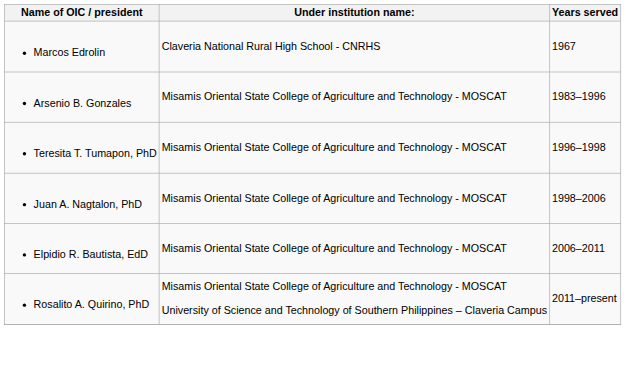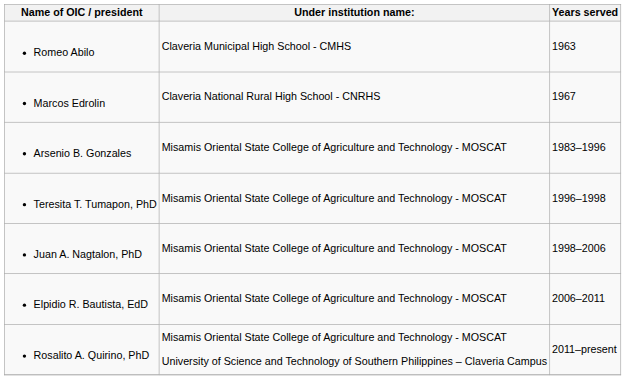+ row: (82, 53)
